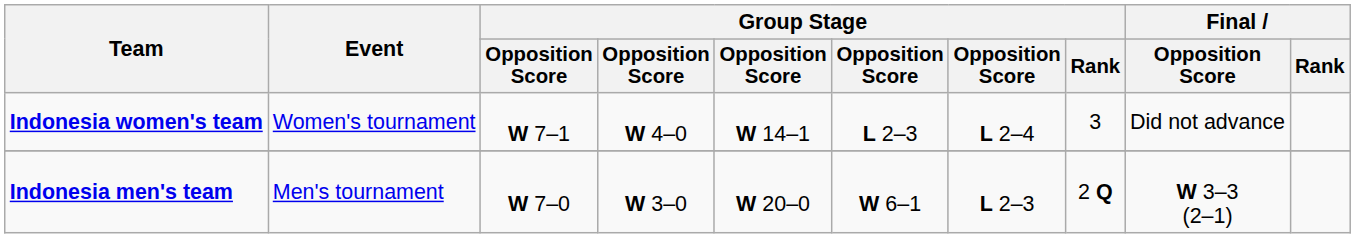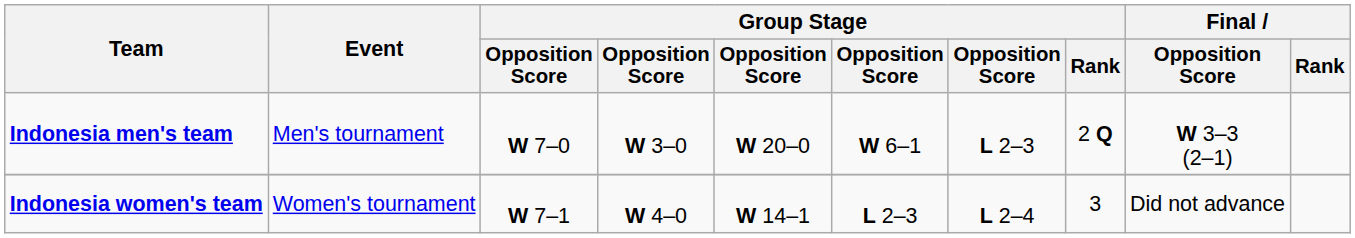rows swapped: (121, 192) <-> (136, 122)
